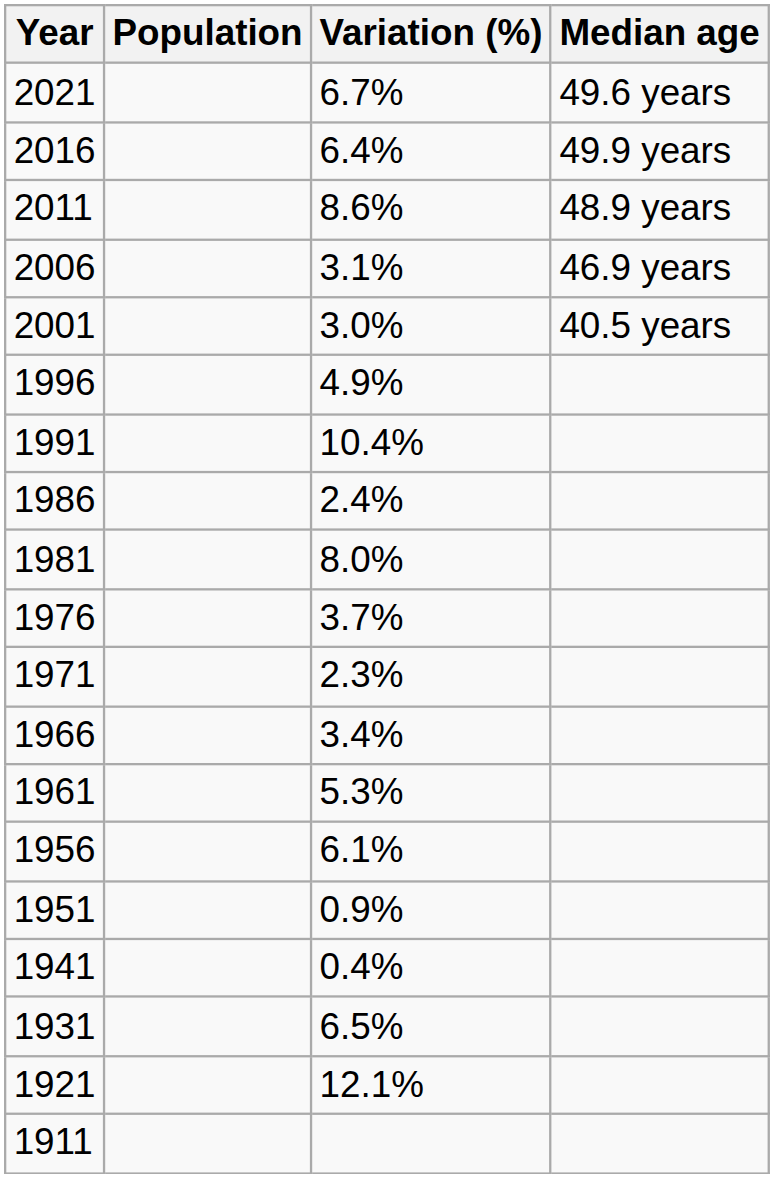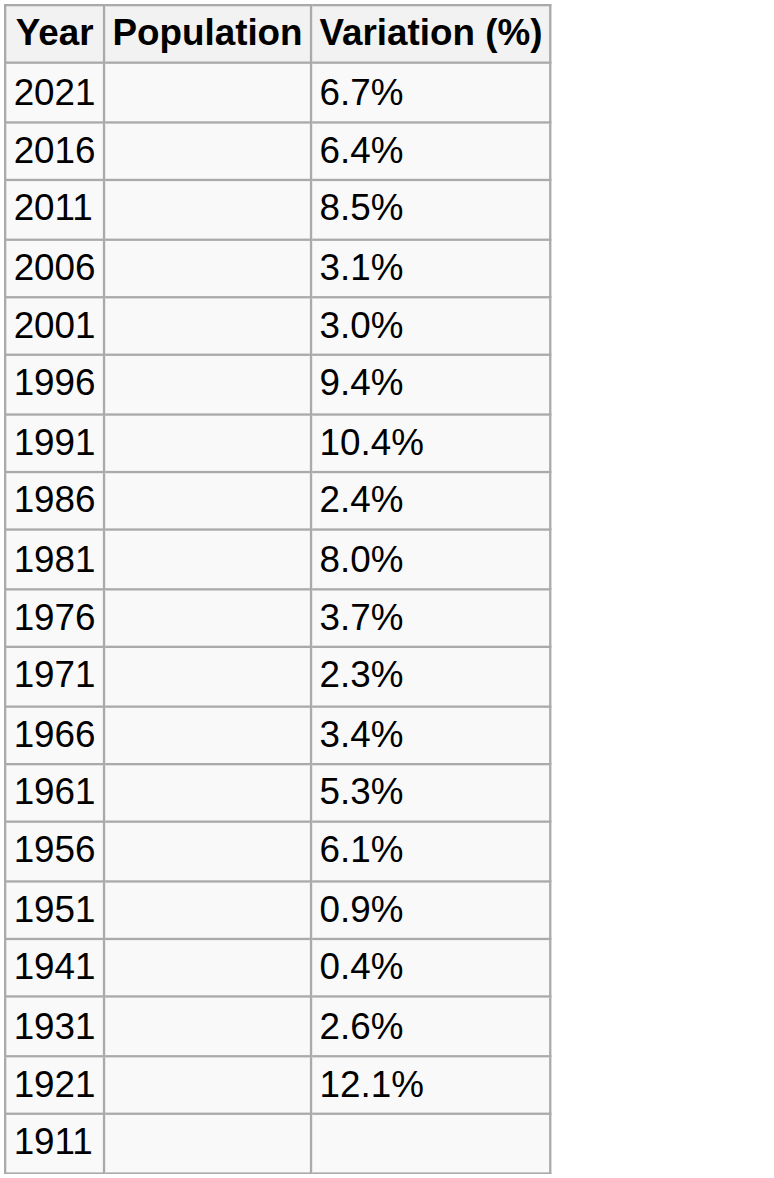- column: (660, 33)
(361, 208) 8.6% -> (361, 208) 8.5%
(361, 383) 4.9% -> (361, 383) 9.4%
(361, 1025) 6.5% -> (361, 1025) 2.6%
